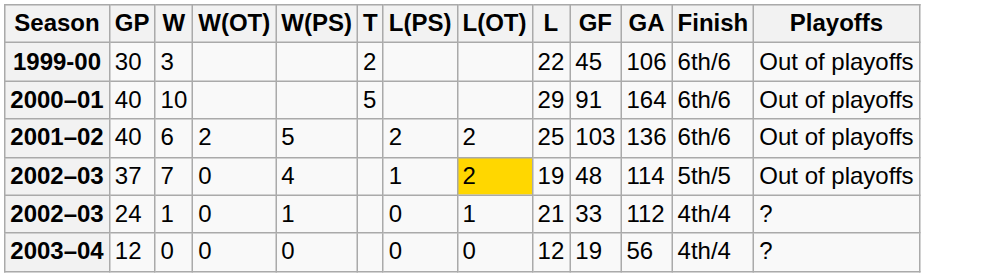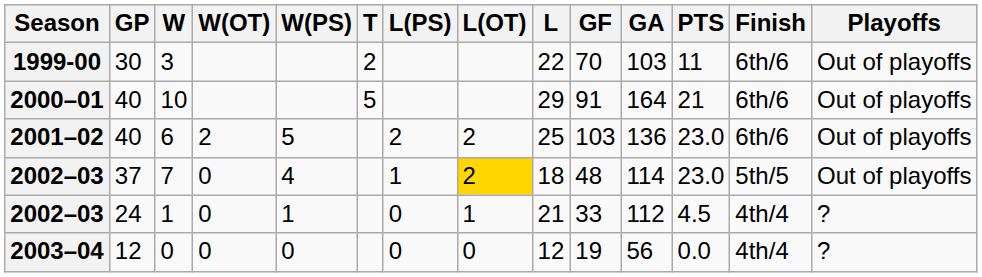+ column: (701, 23)
(589, 61) 45 -> (589, 61) 70
(646, 61) 106 -> (646, 61) 103
(551, 175) 19 -> (551, 175) 18
